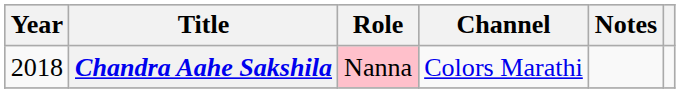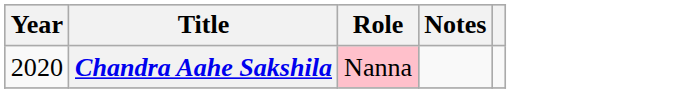- column: (503, 25)
(37, 66) 2018 -> (37, 66) 2020
